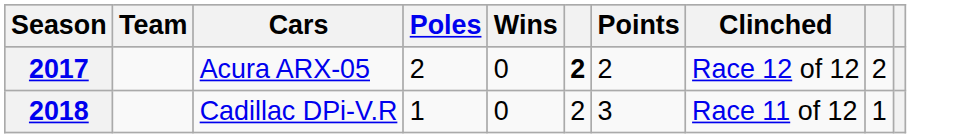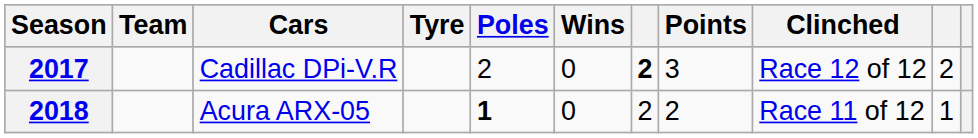+ column: (437, 25)
(285, 68) Acura ARX-05 -> (299, 68) Cadillac DPi-V.R
(605, 68) 2 -> (672, 68) 3
(299, 111) Cadillac DPi-V.R -> (285, 111) Acura ARX-05
(417, 111) normal -> (484, 111) bold
(605, 111) 3 -> (672, 111) 2
